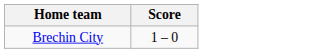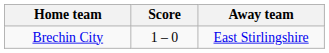+ column: (261, 15)
